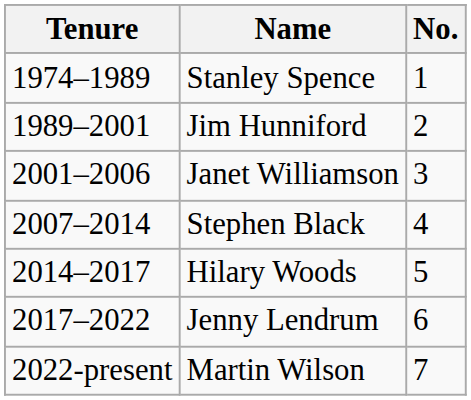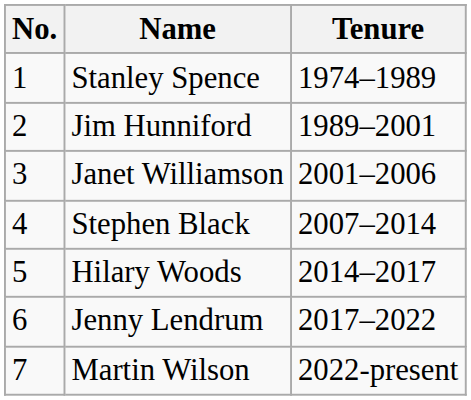columns swapped: (436, 28) <-> (92, 28)
